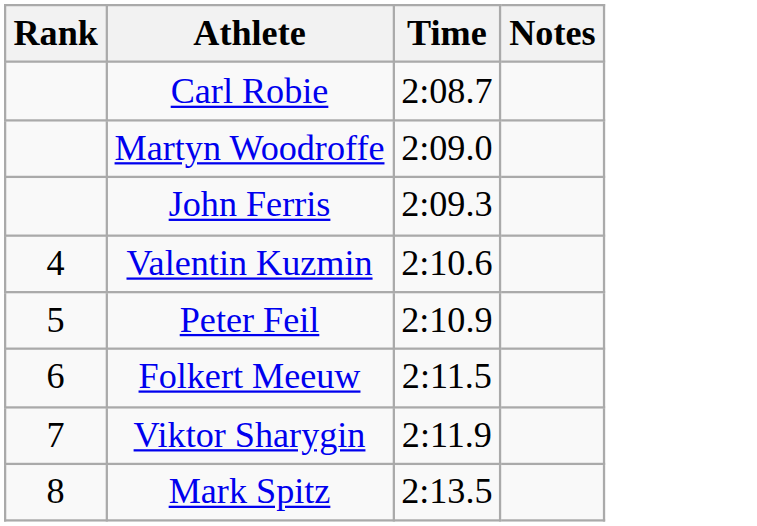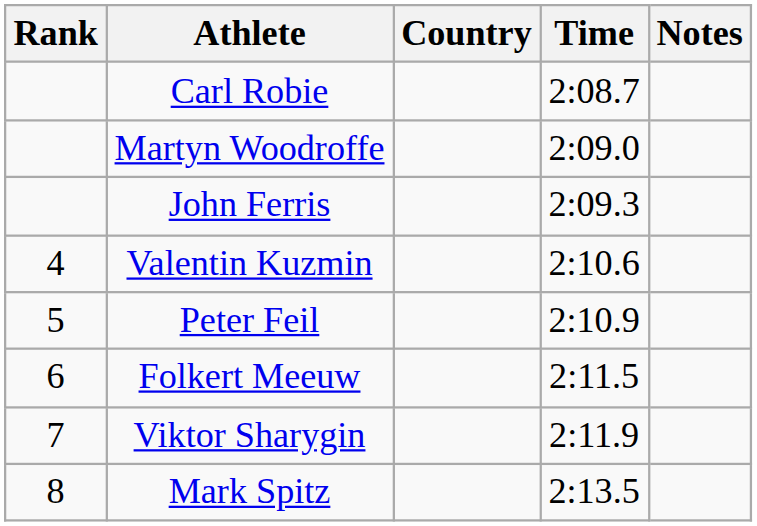+ column: (466, 33)
